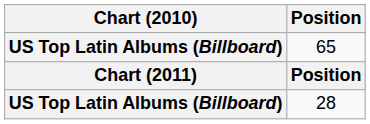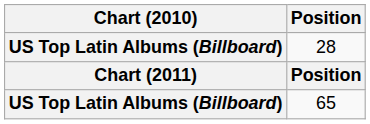rows swapped: (326, 47) <-> (326, 103)
